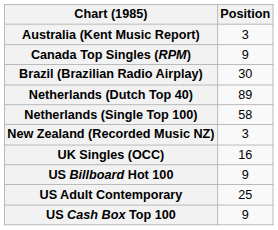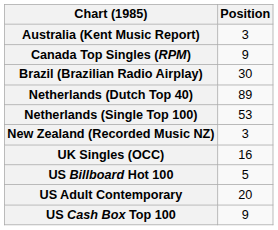(245, 114) 58 -> (245, 114) 53
(245, 174) 9 -> (245, 174) 5
(245, 194) 25 -> (245, 194) 20
